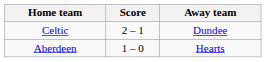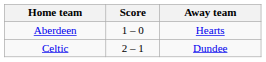rows swapped: (55, 48) <-> (55, 30)
